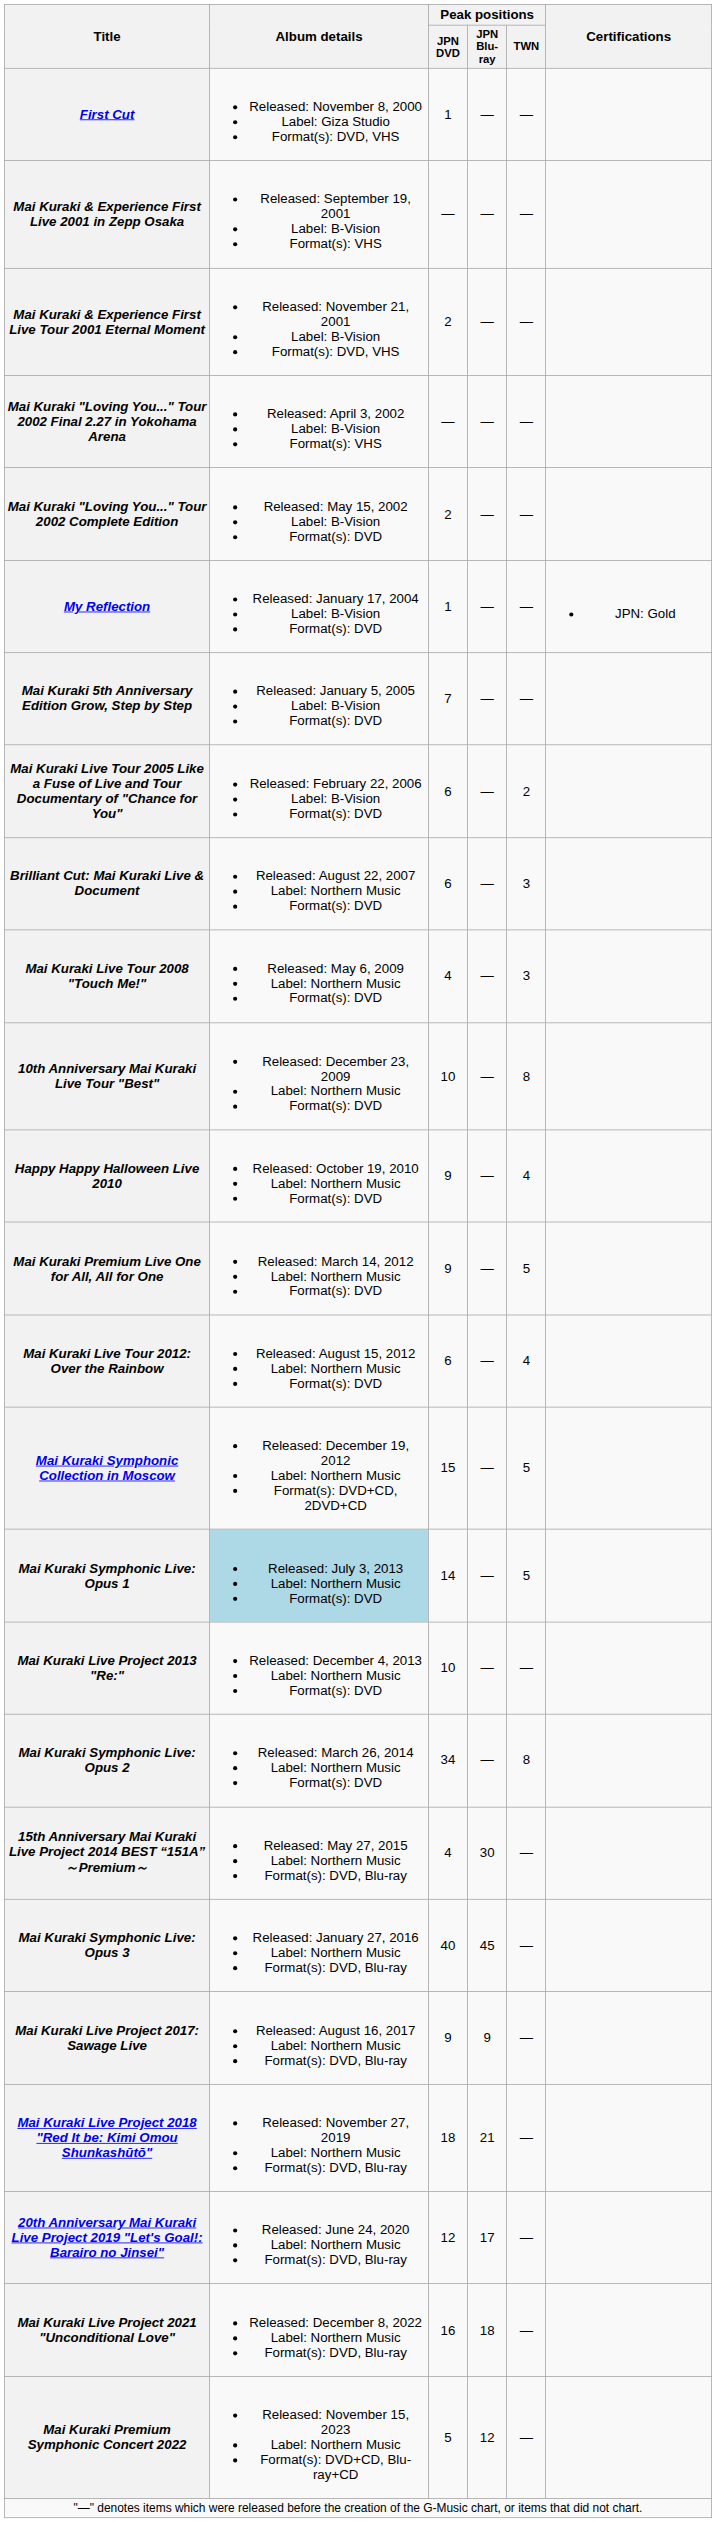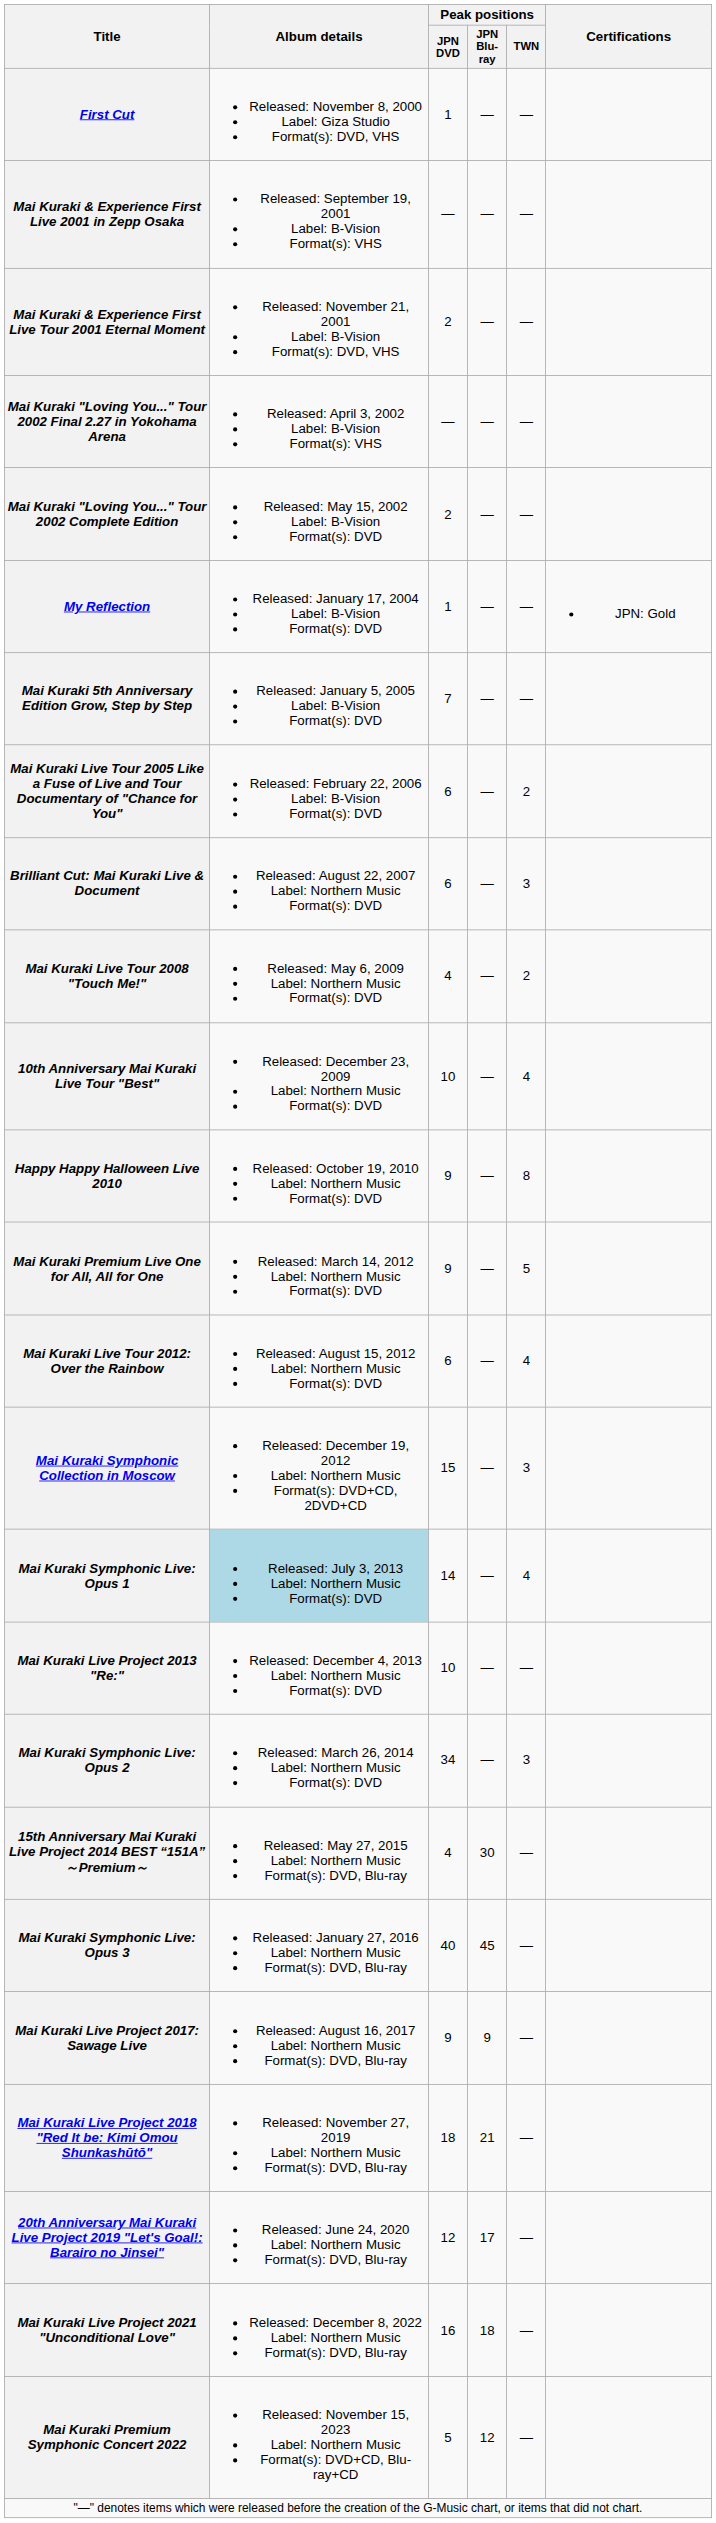(526, 976) 3 -> (526, 976) 2
(526, 1076) 8 -> (526, 1076) 4
(526, 1176) 4 -> (526, 1176) 8
(526, 1468) 5 -> (526, 1468) 3
(526, 1575) 5 -> (526, 1575) 4
(526, 1760) 8 -> (526, 1760) 3
